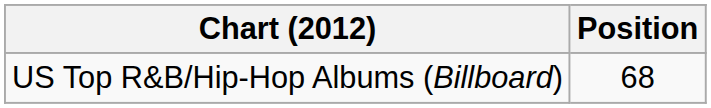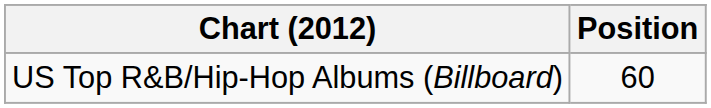(638, 77) 68 -> (638, 77) 60
